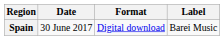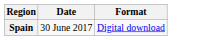- column: (193, 12)
